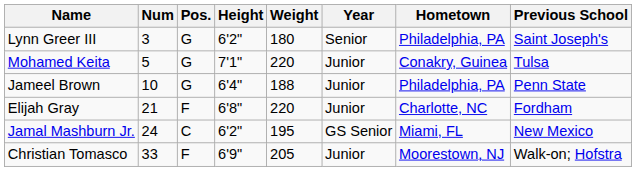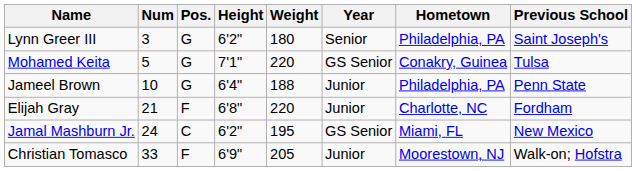(345, 62) Junior -> (359, 62) GS Senior
